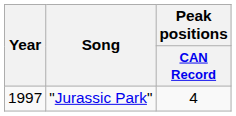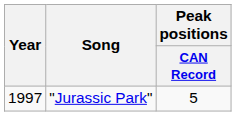(194, 98) 4 -> (194, 98) 5
